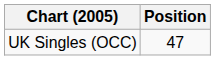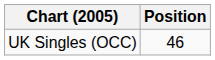(175, 42) 47 -> (175, 42) 46
